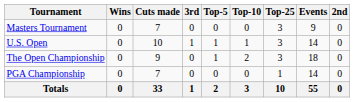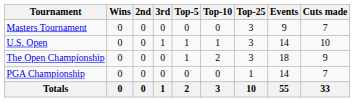columns swapped: (340, 12) <-> (158, 12)
